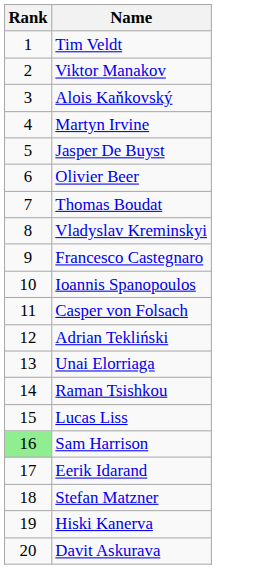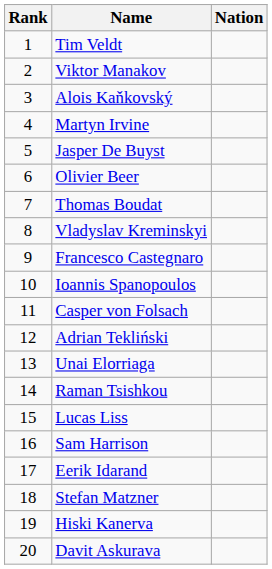+ column: (239, 17)
(28, 444) lightgreen background -> (28, 444) no background
